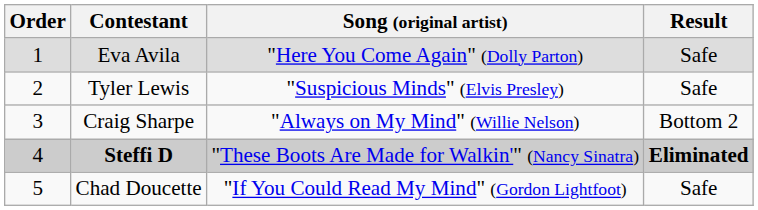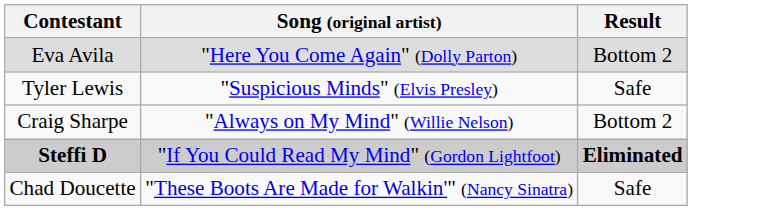- column: (38, 21)
(699, 54) Safe -> (633, 54) Bottom 2
(425, 155) "These Boots Are Made for Walkin'" (Nancy Sinatra) -> (359, 155) "If You Could Read My Mind" (Gordon Lightfoot)
(425, 188) "If You Could Read My Mind" (Gordon Lightfoot) -> (359, 188) "These Boots Are Made for Walkin'" (Nancy Sinatra)
